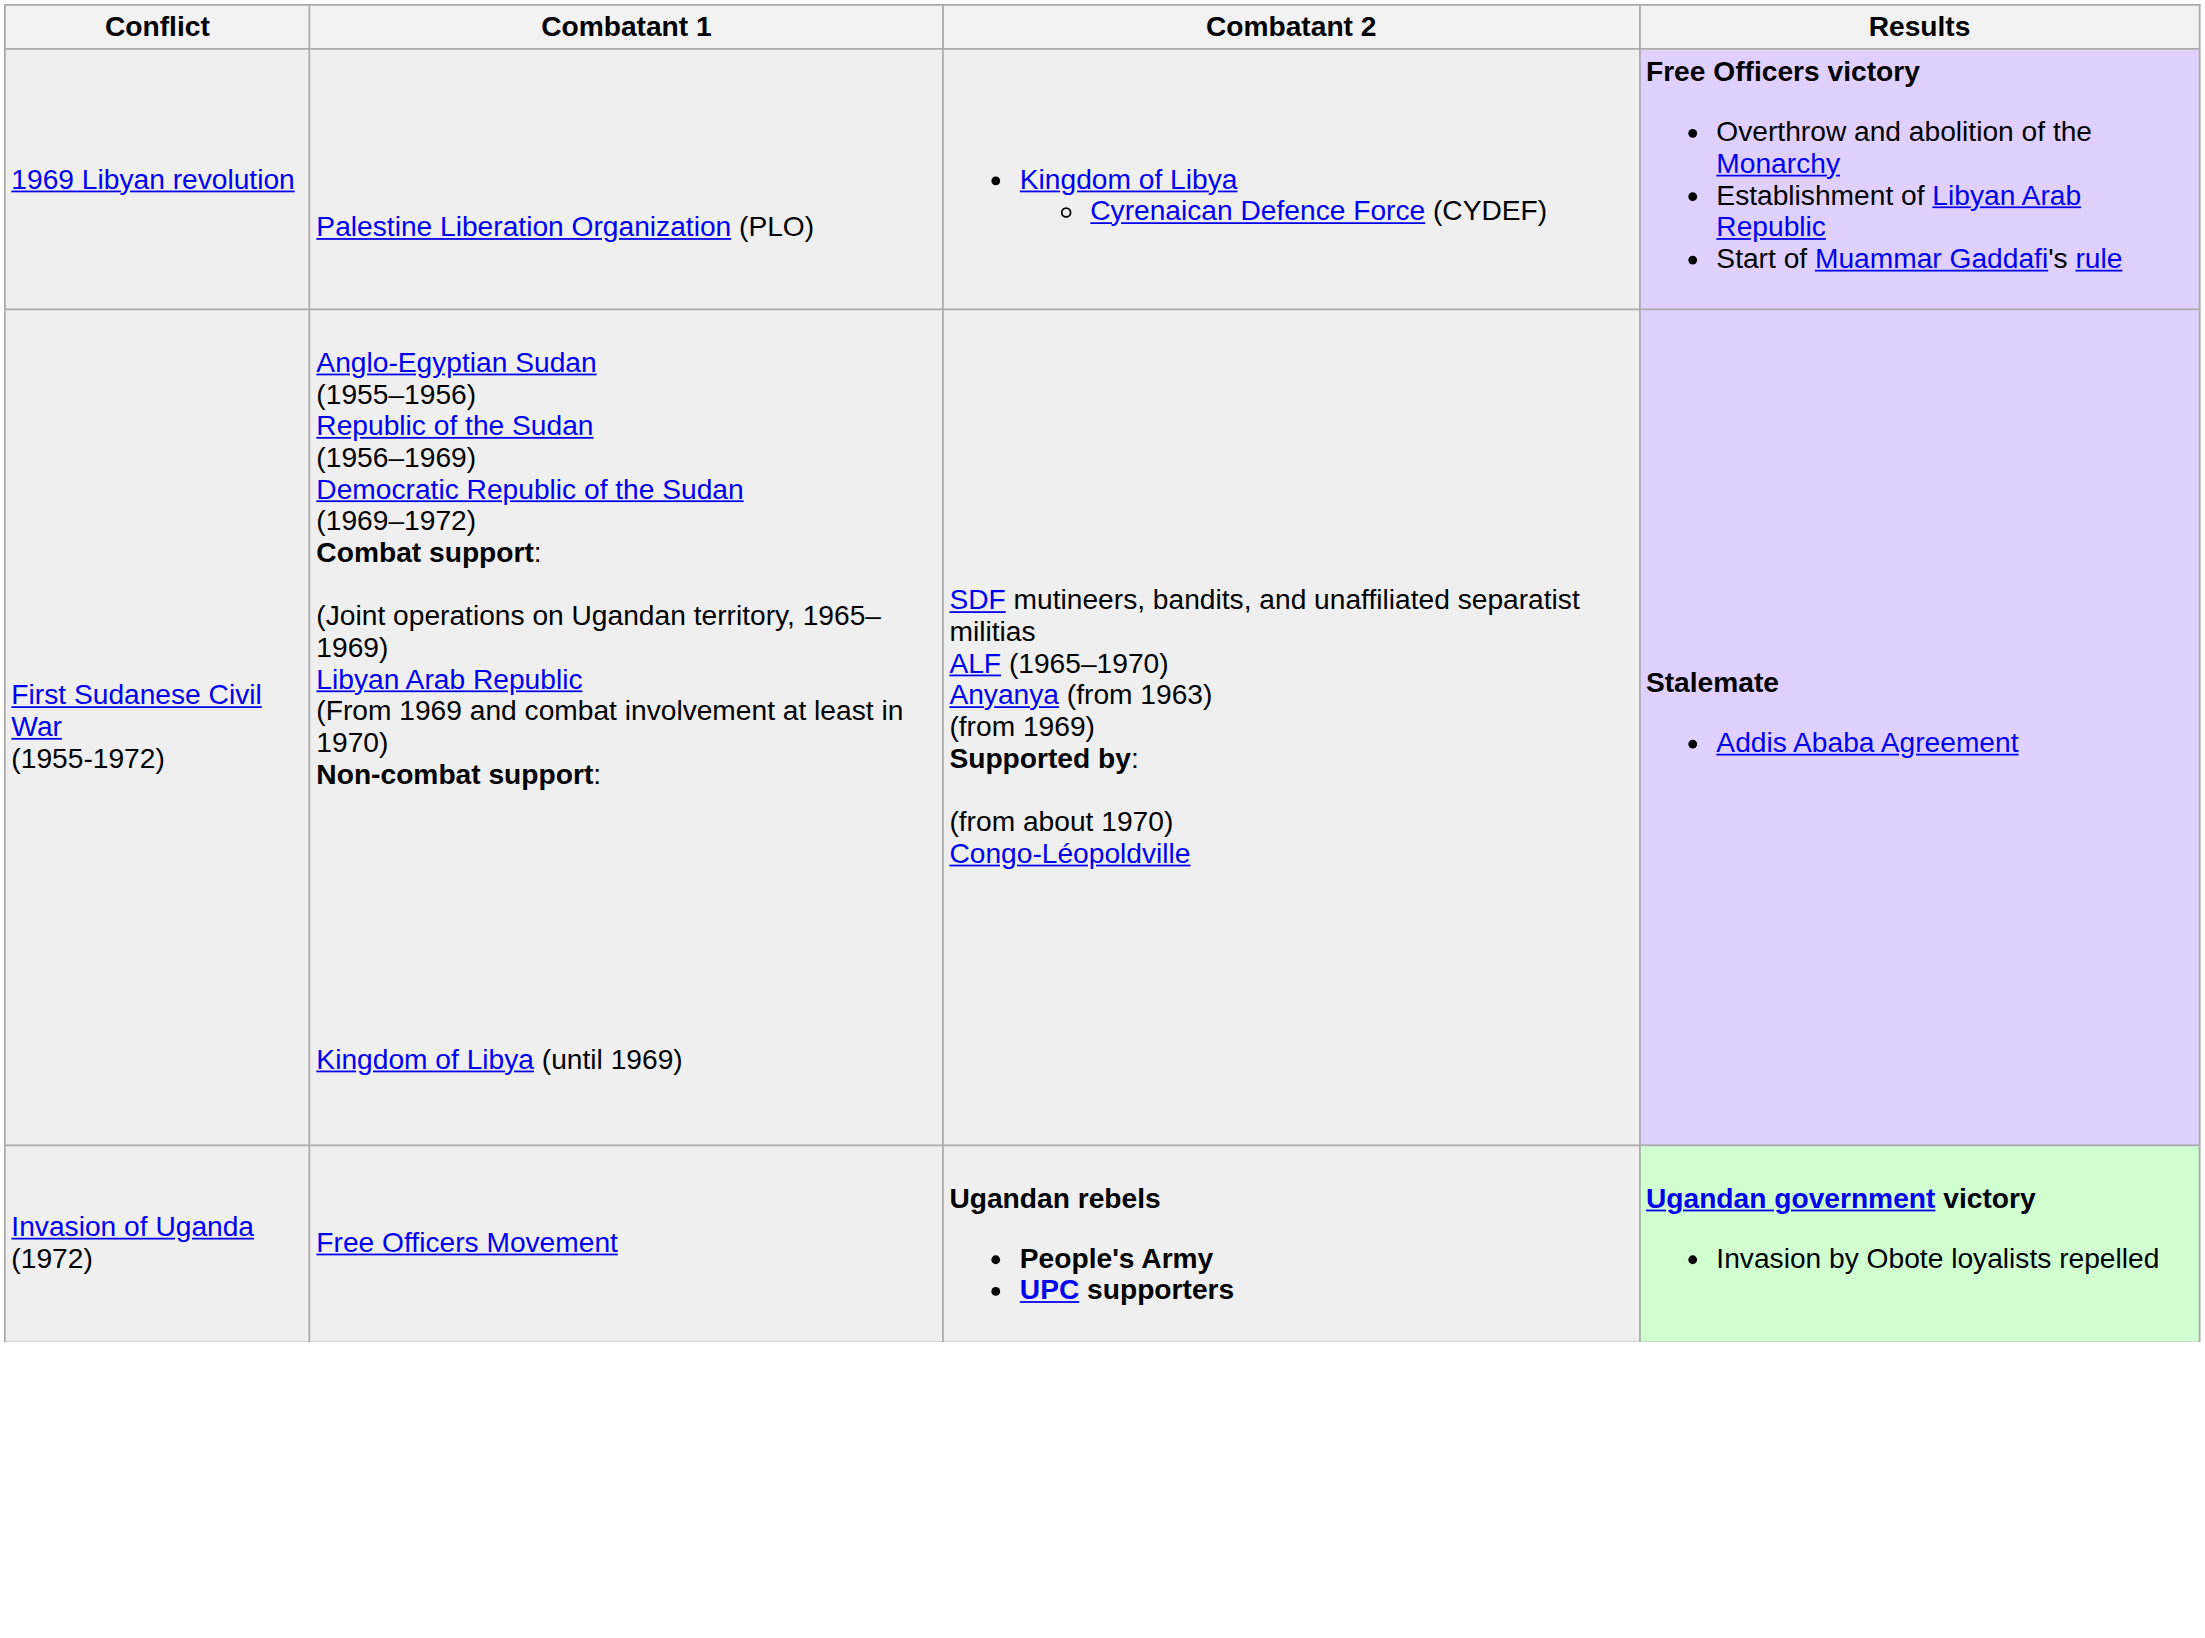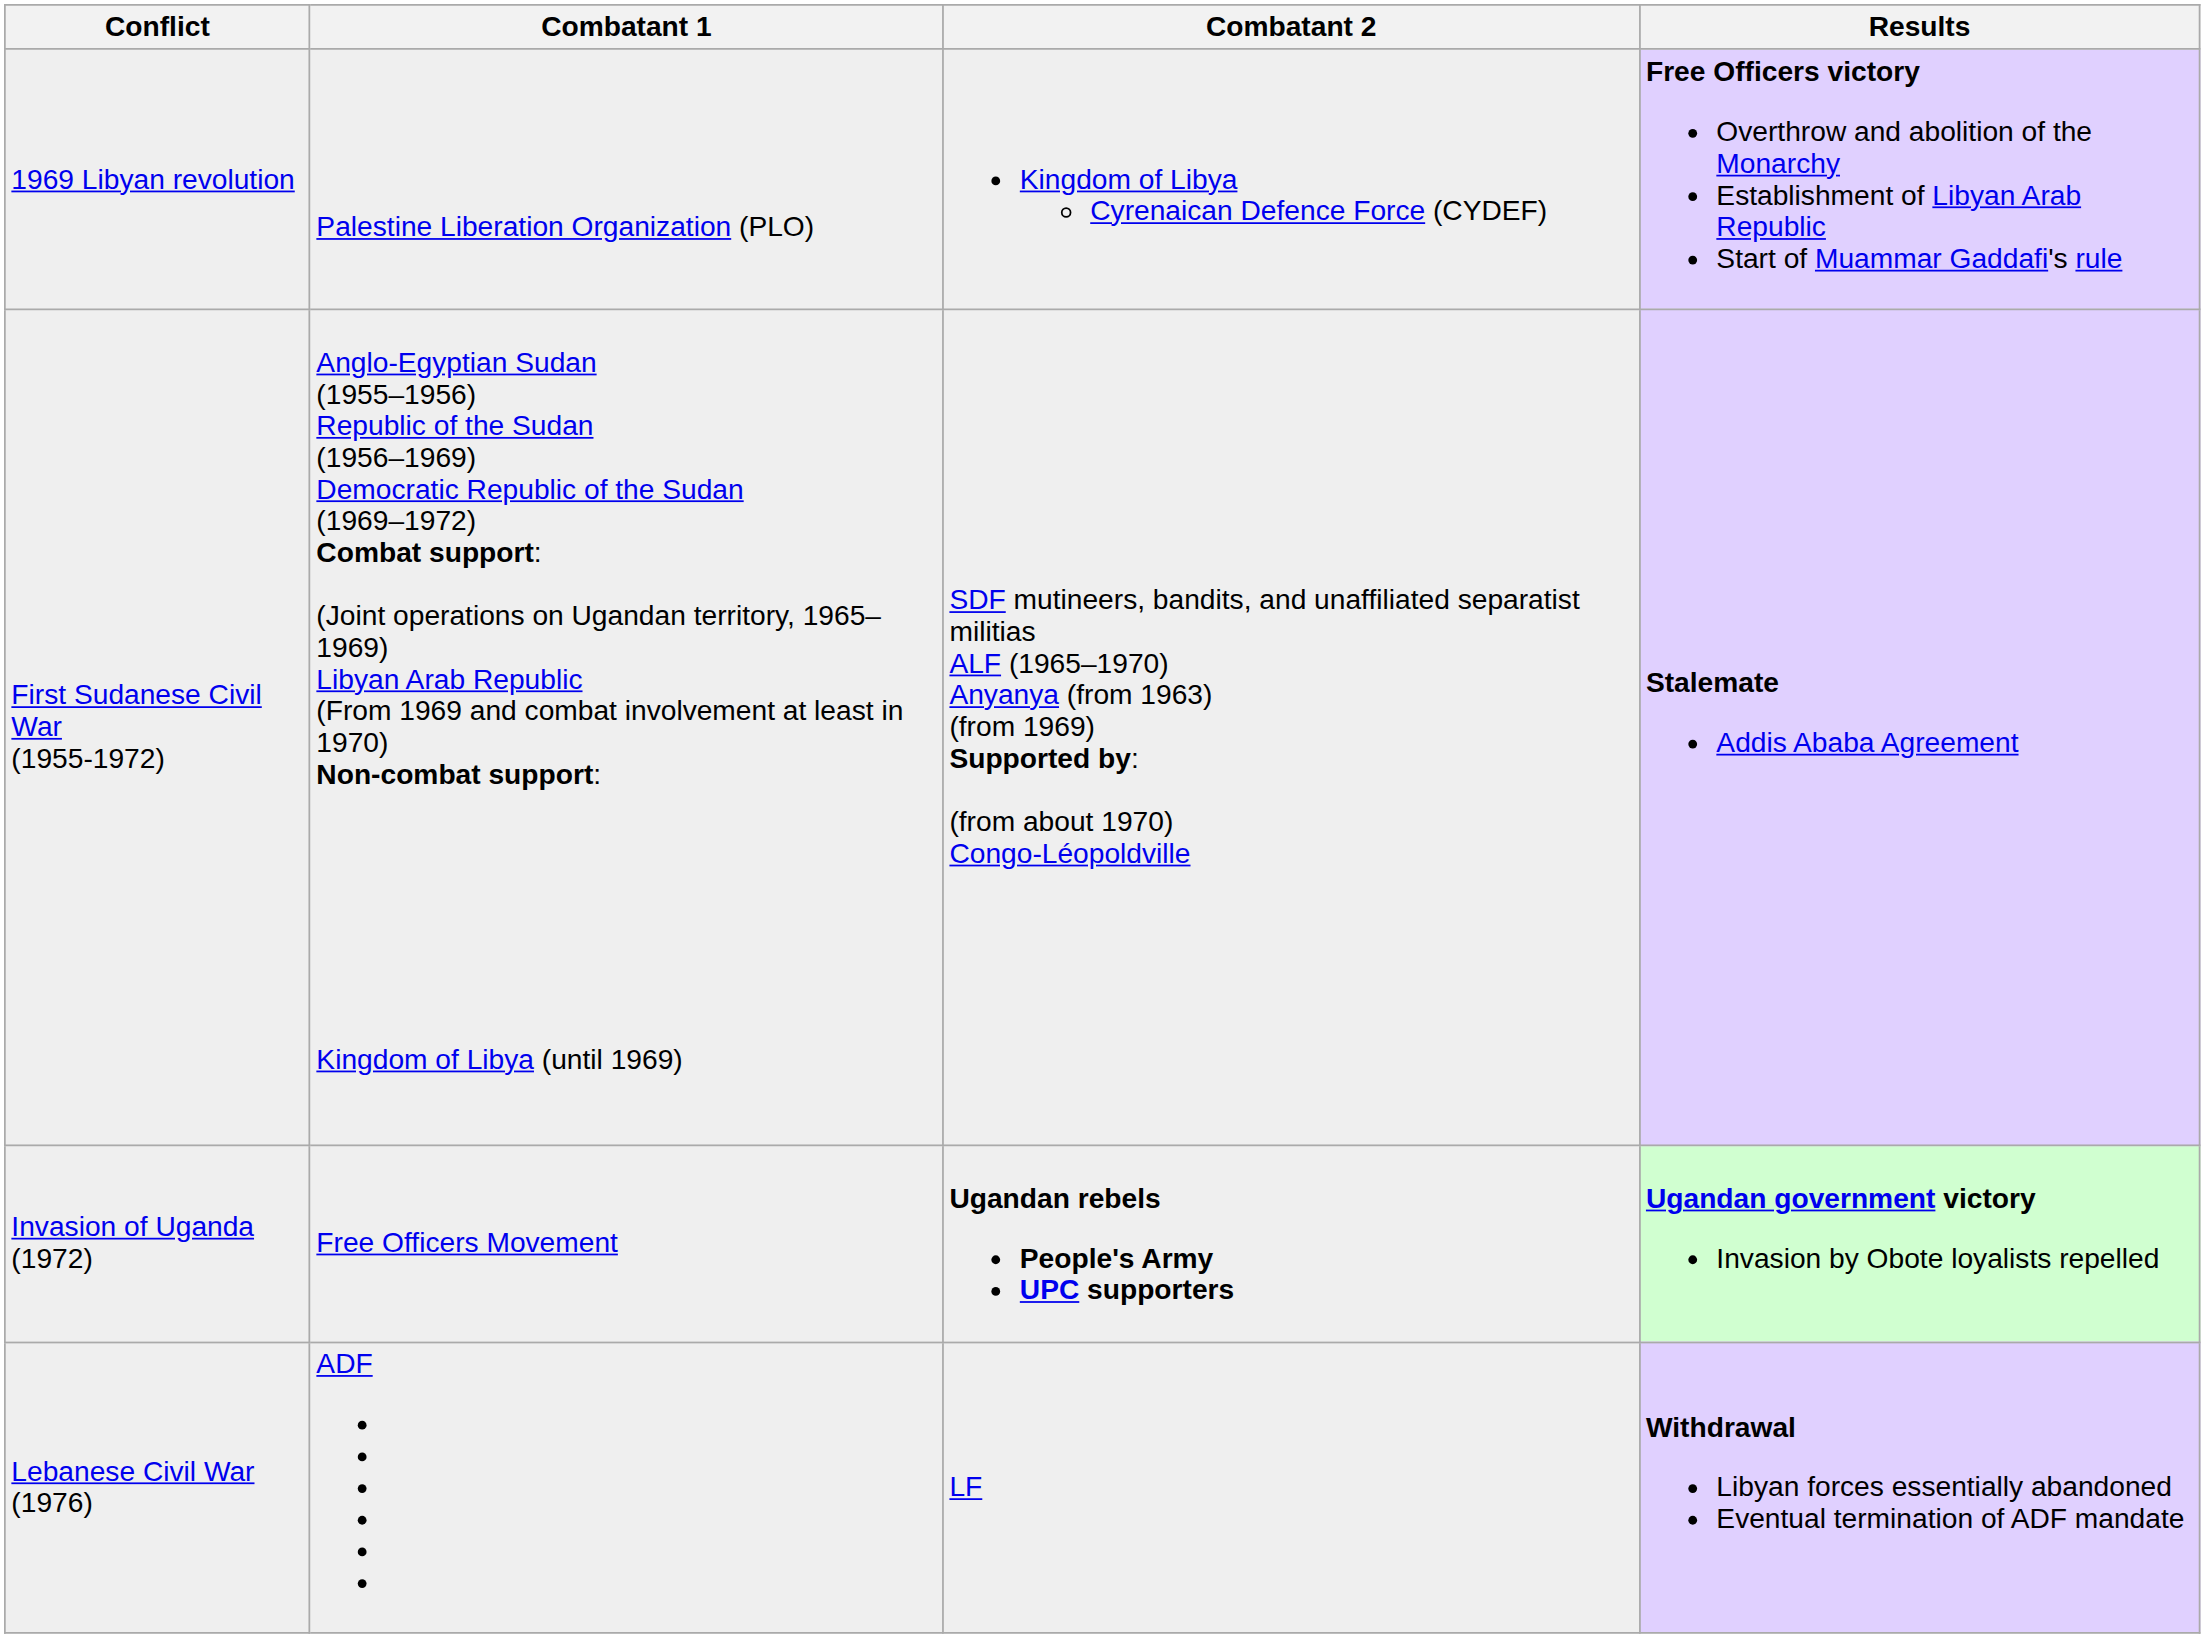+ row: (133, 1486)
